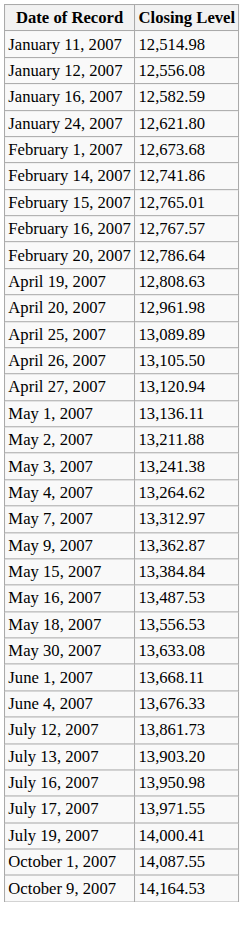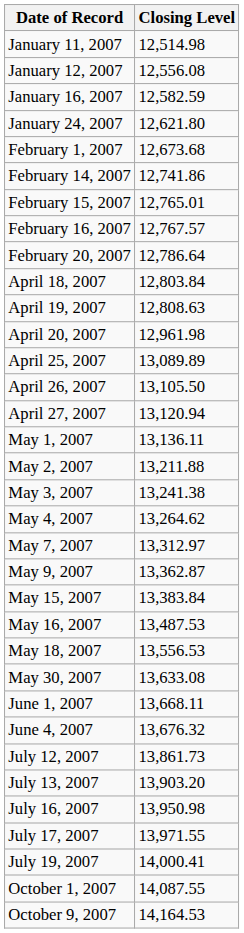+ row: (57, 281)
(172, 571) 13,384.84 -> (172, 598) 13,383.84
(172, 703) 13,676.33 -> (172, 730) 13,676.32
